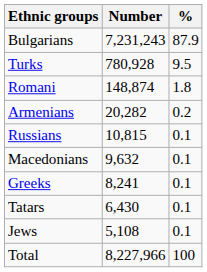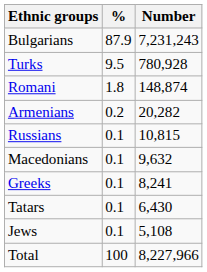columns swapped: (135, 16) <-> (186, 16)
